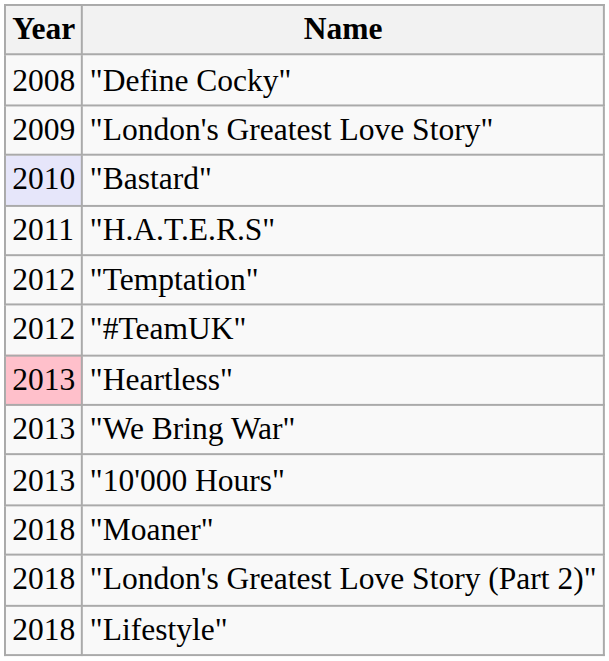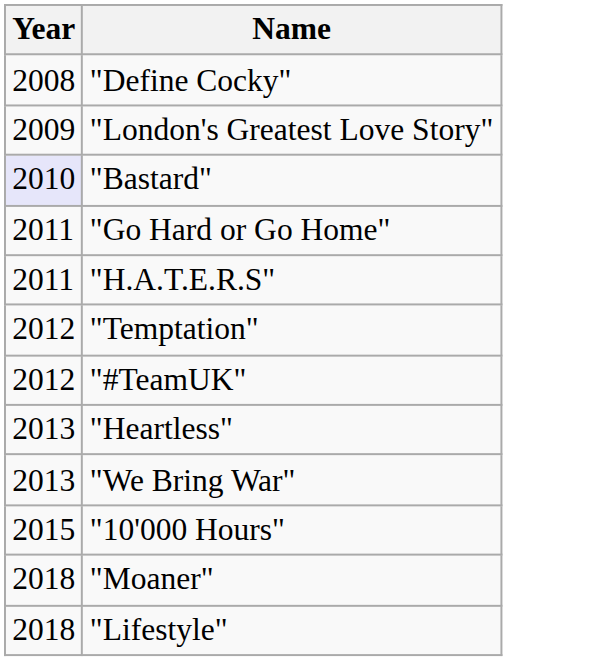+ row: (240, 229)
(44, 379) pink background -> (44, 429) no background
(44, 479) 2013 -> (44, 529) 2015
- row: (343, 579)
